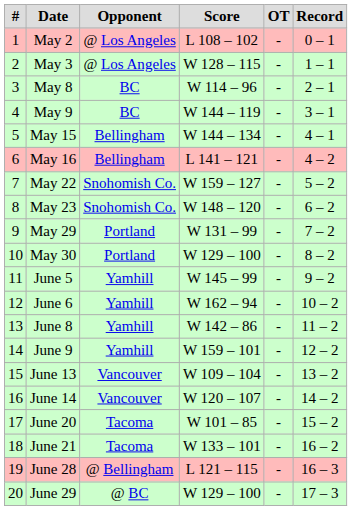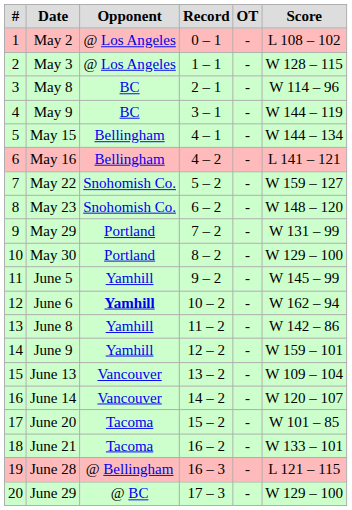columns swapped: (222, 16) <-> (320, 16)
(130, 302) normal -> (130, 302) bold
